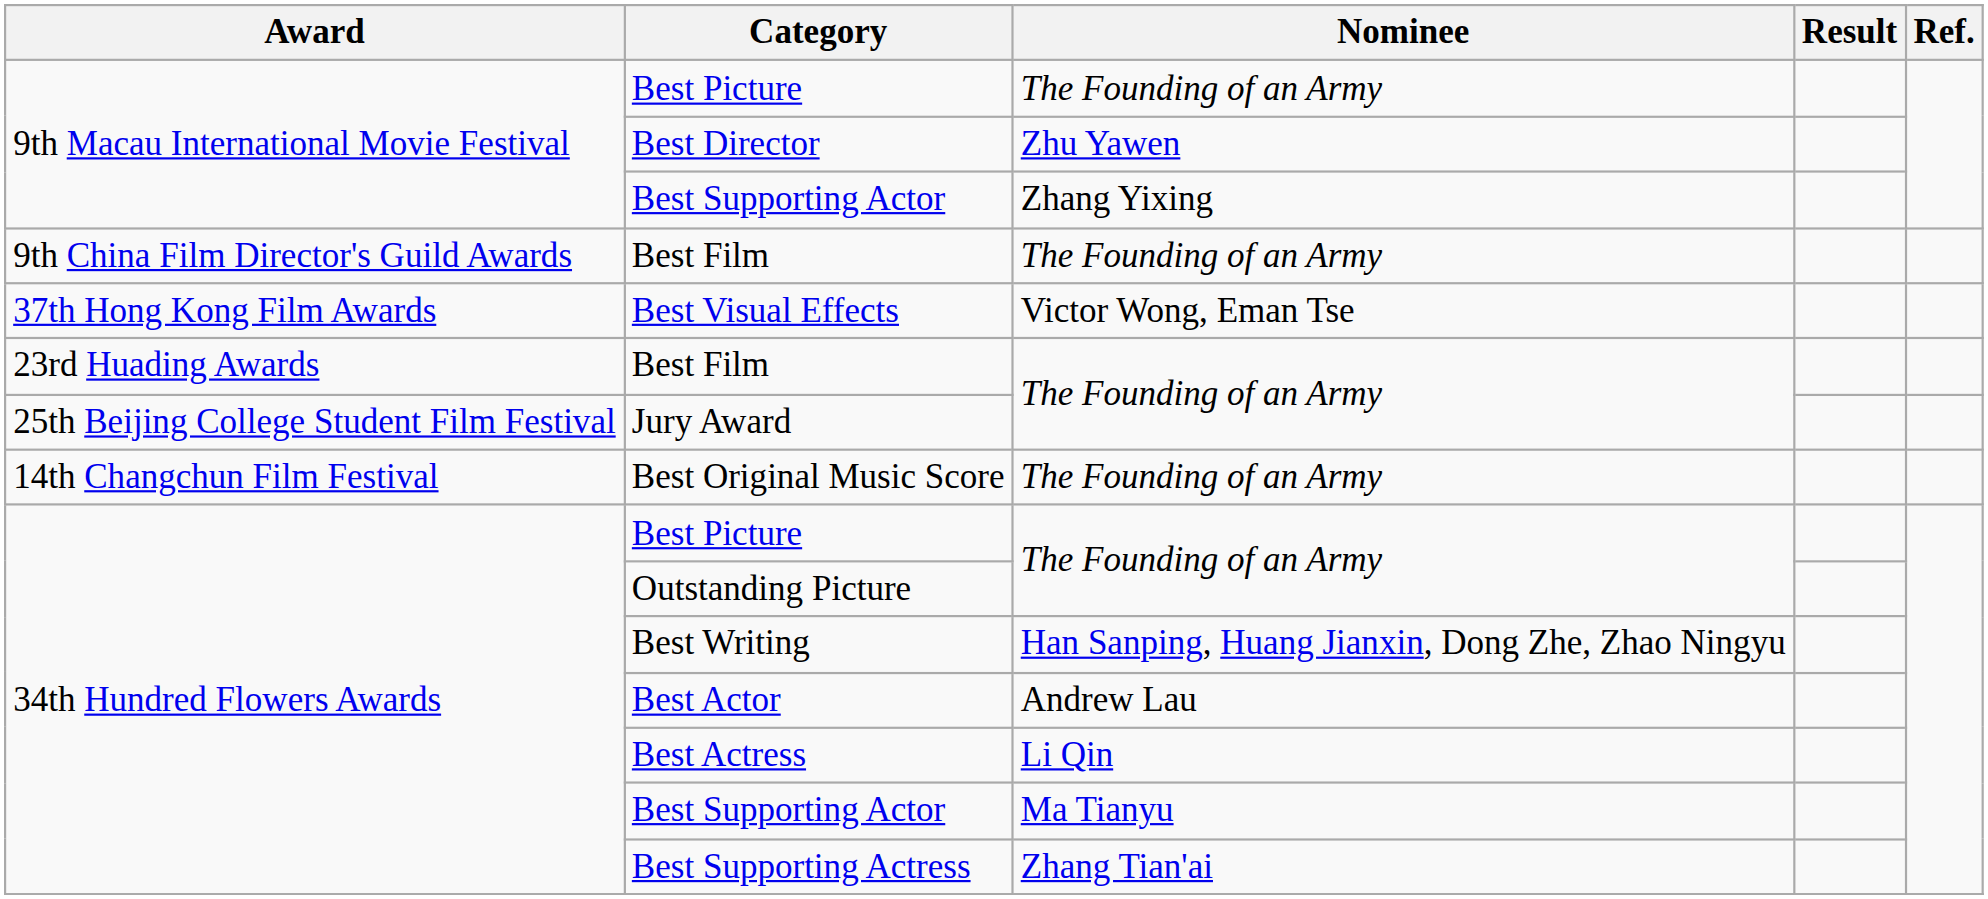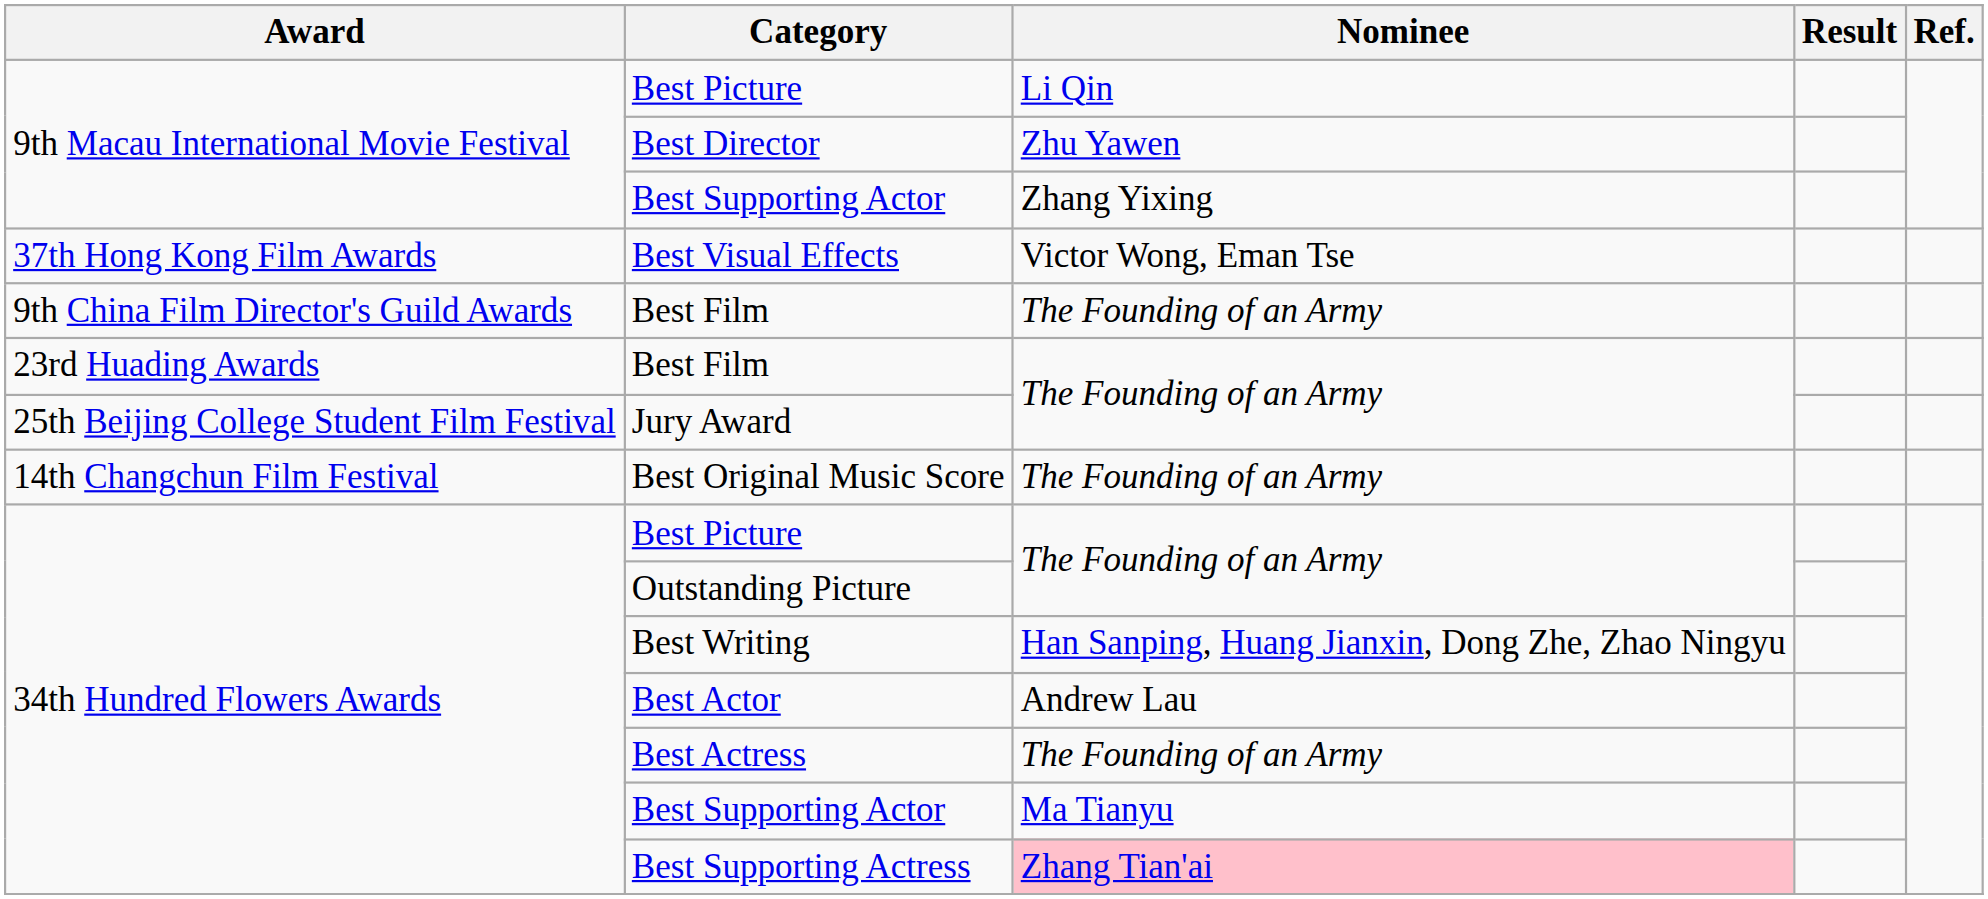(1201, 87) The Founding of an Army -> (1067, 87) Li Qin
rows swapped: (293, 254) <-> (225, 310)
(1067, 754) Li Qin -> (1201, 754) The Founding of an Army
(1117, 865) no background -> (1117, 865) pink background
